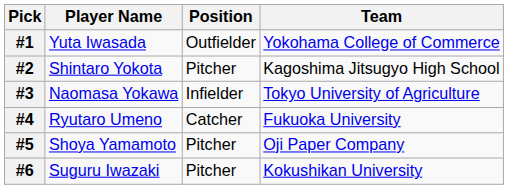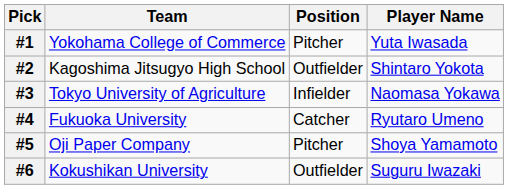columns swapped: (114, 17) <-> (382, 17)
(221, 42) Outfielder -> (318, 42) Pitcher
(211, 68) Pitcher -> (328, 68) Outfielder
(211, 171) Pitcher -> (328, 171) Outfielder
